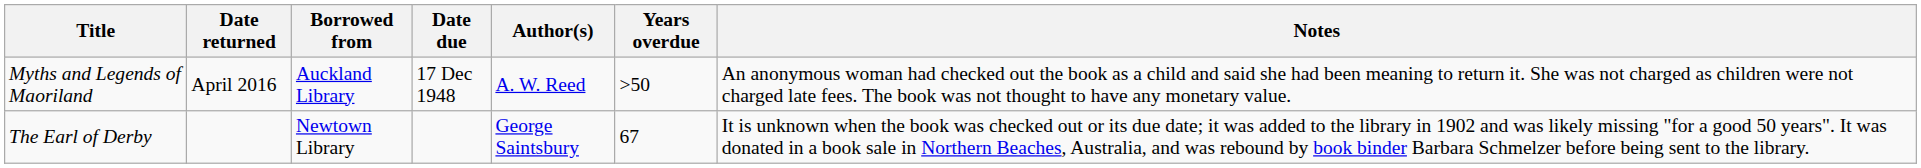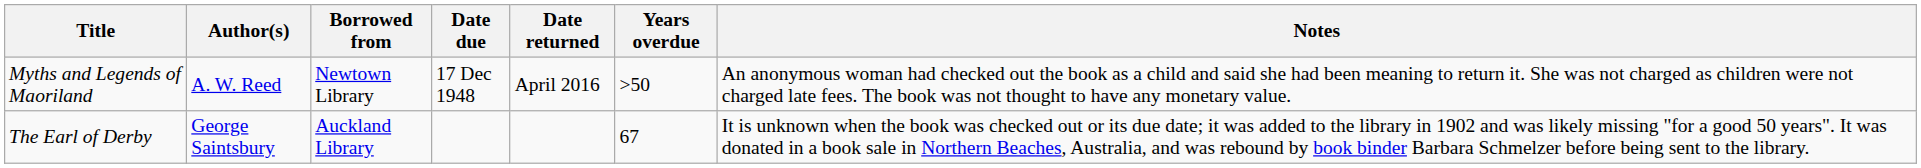columns swapped: (553, 30) <-> (239, 30)
(334, 83) Auckland Library -> (353, 83) Newtown Library
(334, 136) Newtown Library -> (353, 136) Auckland Library
